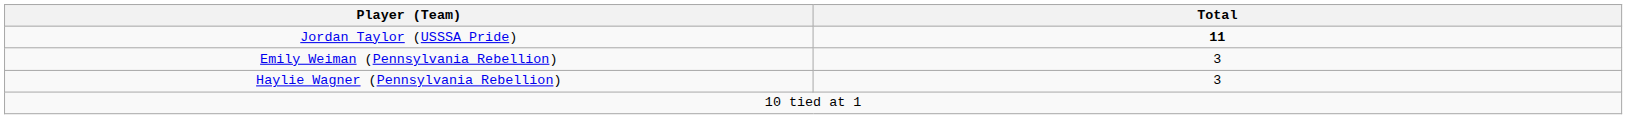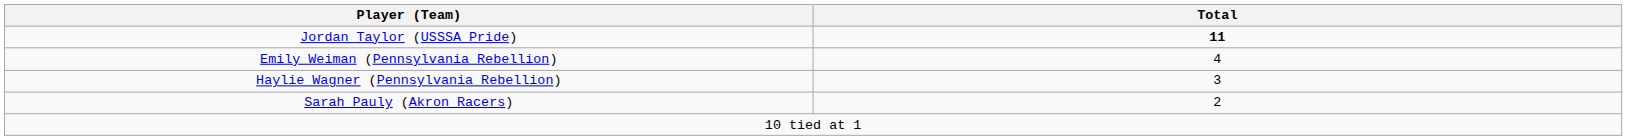(1217, 59) 3 -> (1217, 59) 4
+ row: (409, 103)
